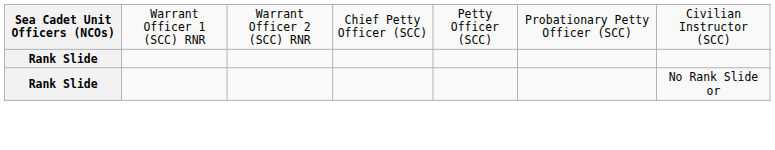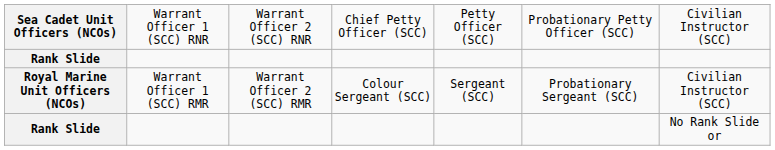+ row: (65, 91)
